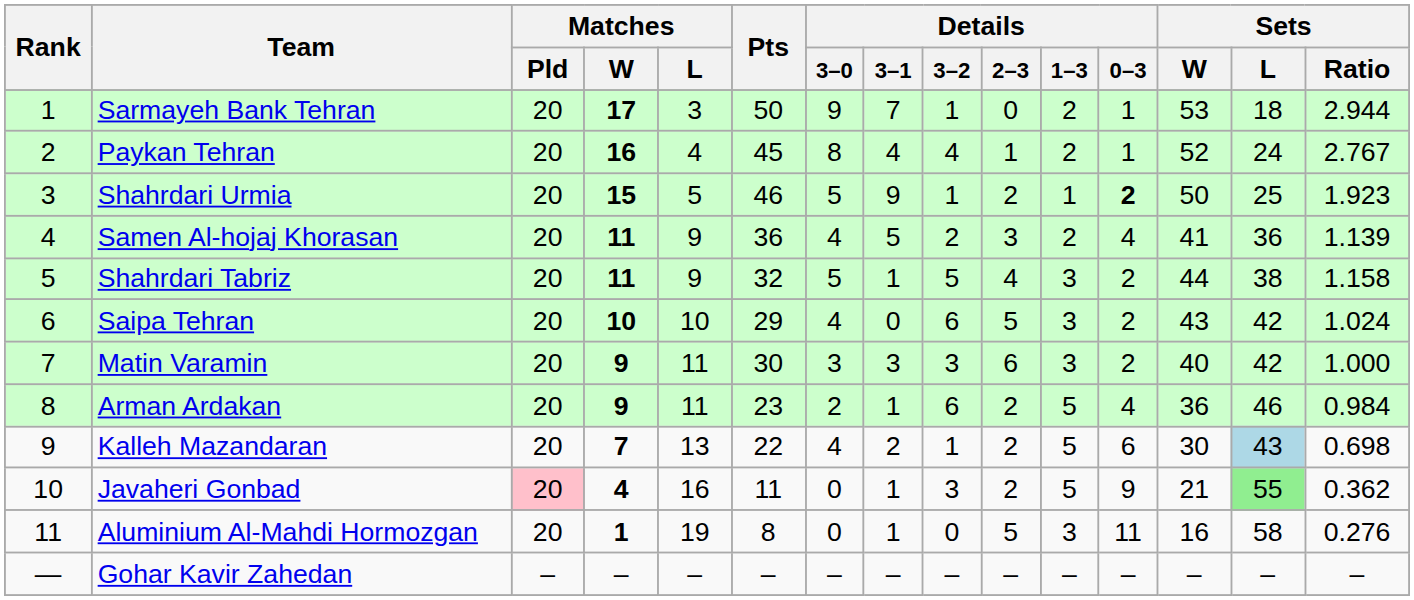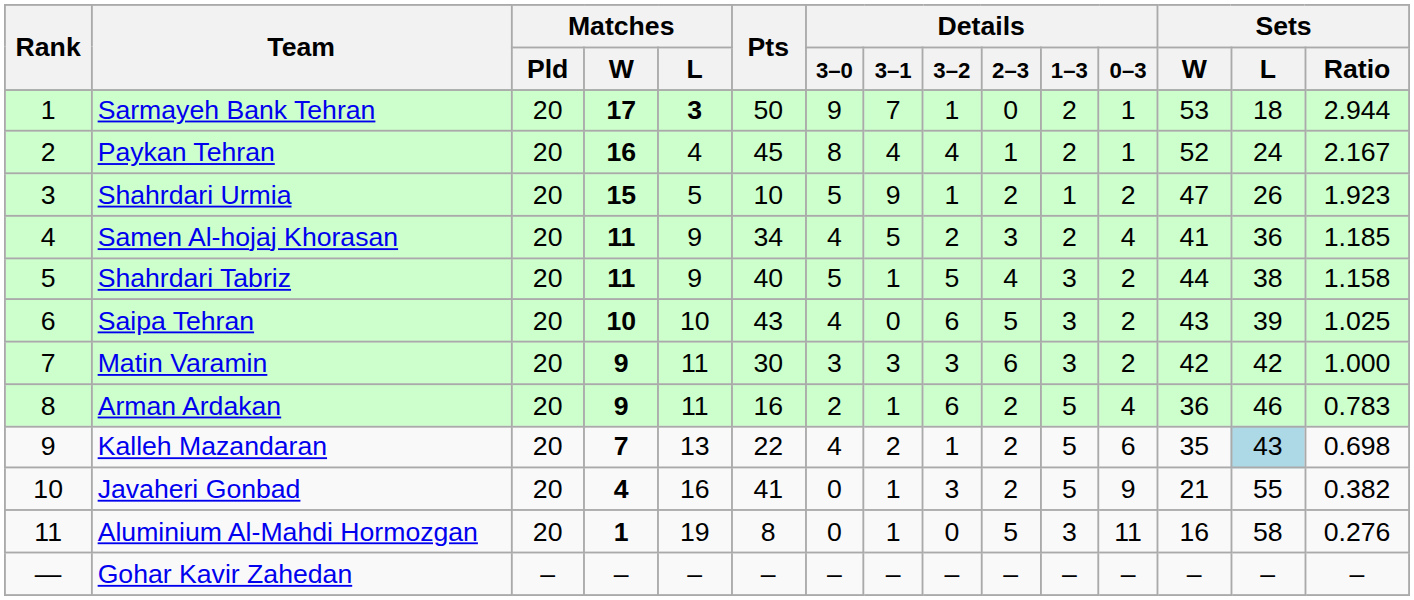(695, 111) normal -> (695, 111) bold
(1357, 153) 2.767 -> (1357, 153) 2.167
(768, 195) 46 -> (768, 195) 10
(1128, 195) bold -> (1128, 195) normal
(1194, 195) 50 -> (1194, 195) 47
(1268, 195) 25 -> (1268, 195) 26
(768, 237) 36 -> (768, 237) 34
(1357, 237) 1.139 -> (1357, 237) 1.185
(768, 279) 32 -> (768, 279) 40
(768, 321) 29 -> (768, 321) 43
(1268, 321) 42 -> (1268, 321) 39
(1357, 321) 1.024 -> (1357, 321) 1.025
(1194, 363) 40 -> (1194, 363) 42
(768, 405) 23 -> (768, 405) 16
(1357, 405) 0.984 -> (1357, 405) 0.783
(1194, 447) 30 -> (1194, 447) 35
(548, 489) pink background -> (548, 489) no background
(768, 489) 11 -> (768, 489) 41
(1268, 489) lightgreen background -> (1268, 489) no background
(1357, 489) 0.362 -> (1357, 489) 0.382
